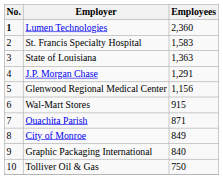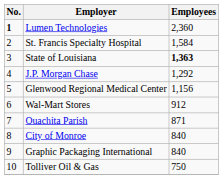(182, 43) 1,583 -> (182, 43) 1,584
(182, 58) normal -> (182, 58) bold
(182, 74) 1,291 -> (182, 74) 1,292
(178, 105) 915 -> (178, 105) 912
(178, 136) 849 -> (178, 136) 840
